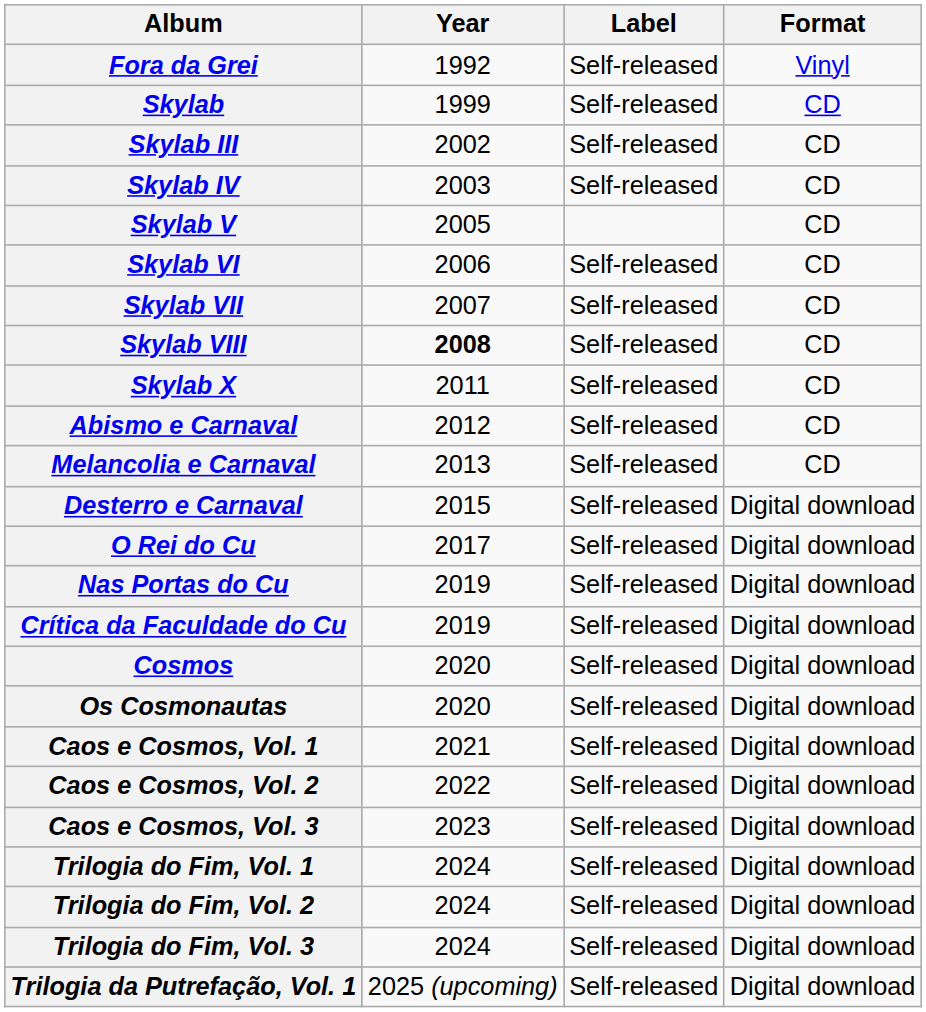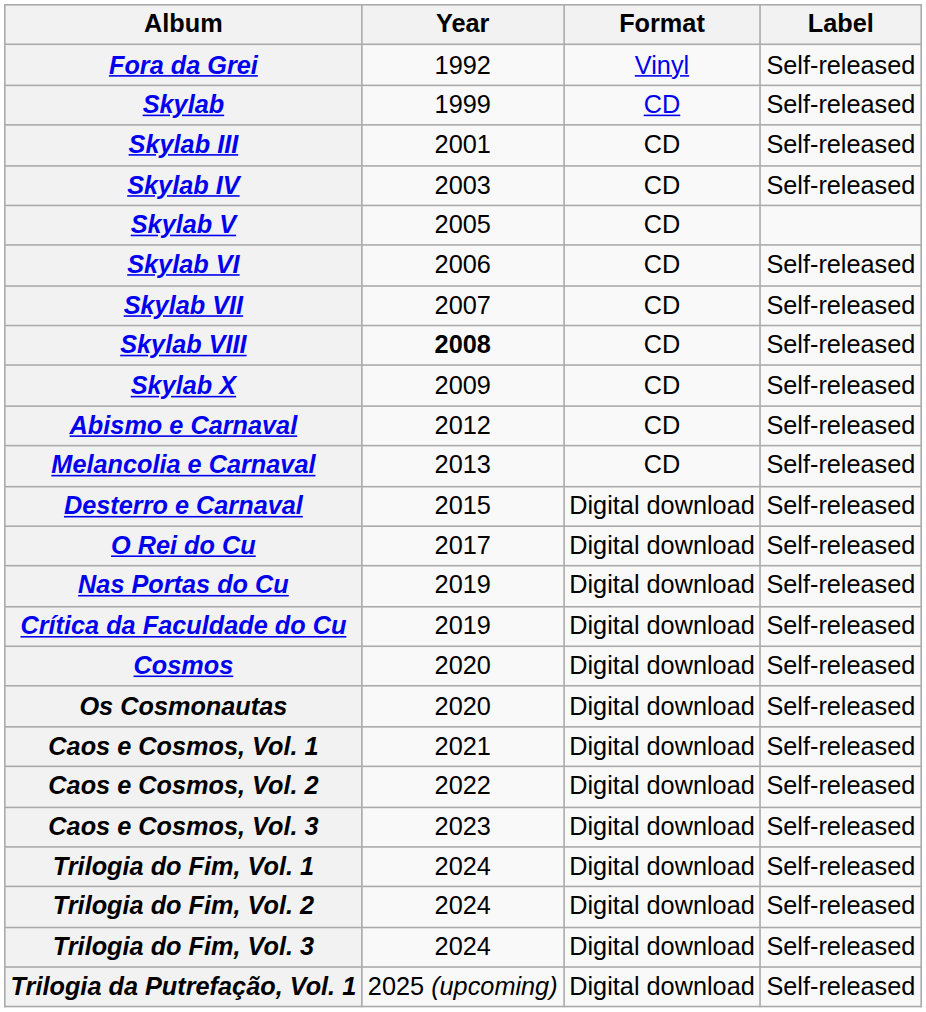columns swapped: (644, 24) <-> (823, 24)
(463, 144) 2002 -> (463, 144) 2001
(463, 385) 2011 -> (463, 385) 2009
